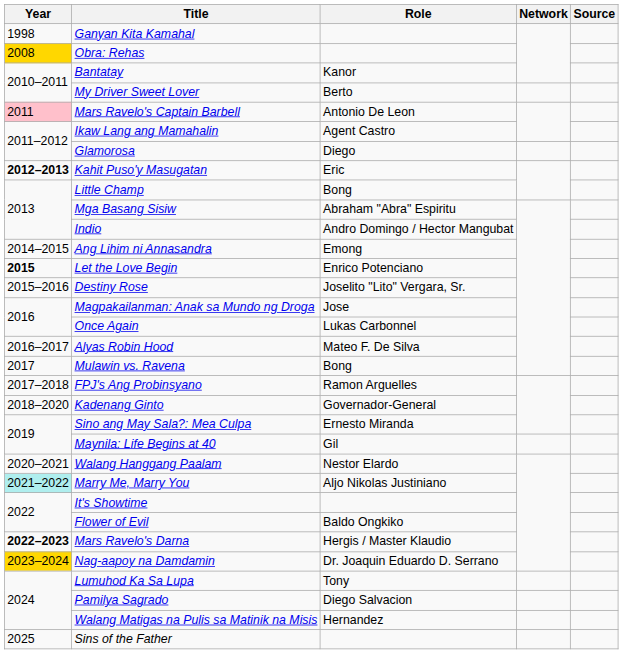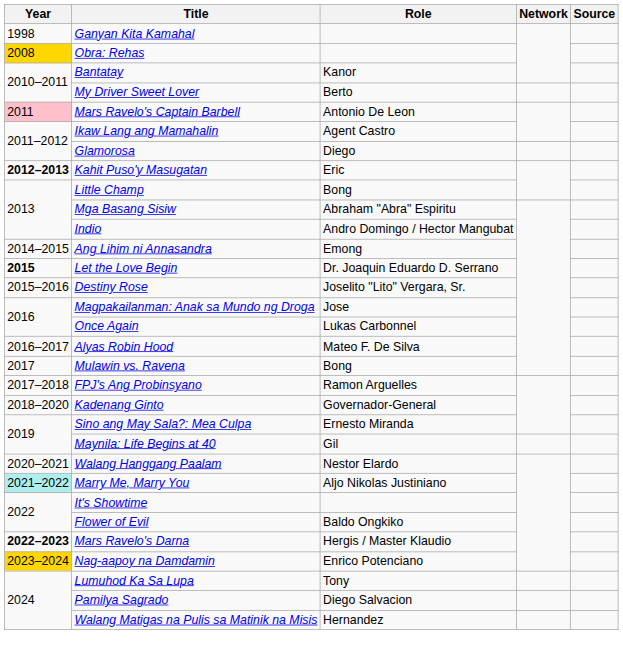(373, 268) Enrico Potenciano -> (411, 268) Dr. Joaquin Eduardo D. Serrano
(411, 561) Dr. Joaquin Eduardo D. Serrano -> (373, 561) Enrico Potenciano
- row: (123, 639)
